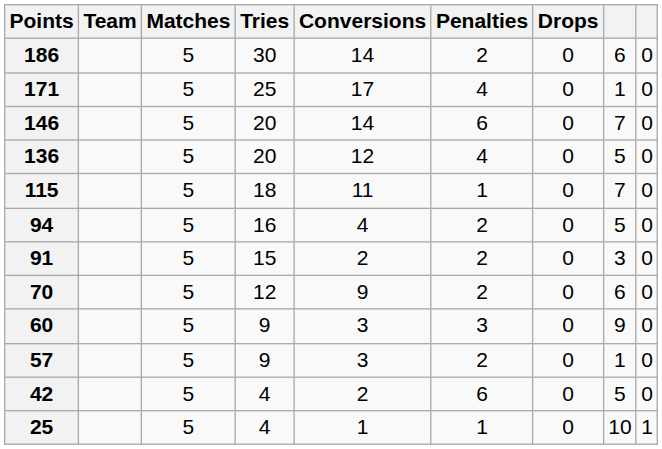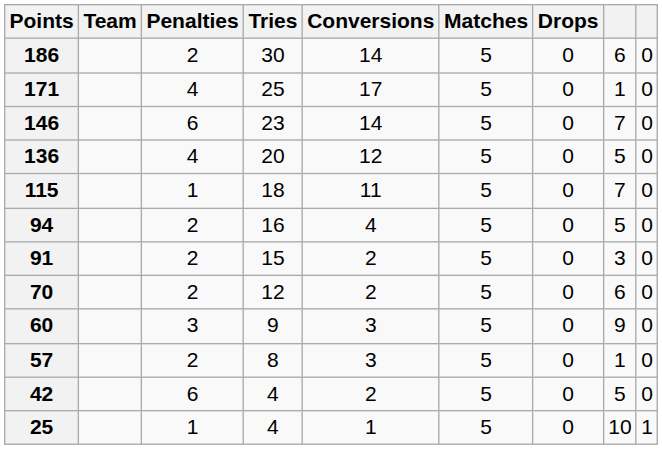columns swapped: (188, 21) <-> (482, 21)
(265, 122) 20 -> (273, 122) 23
(363, 291) 9 -> (371, 291) 2
(265, 359) 9 -> (273, 359) 8
